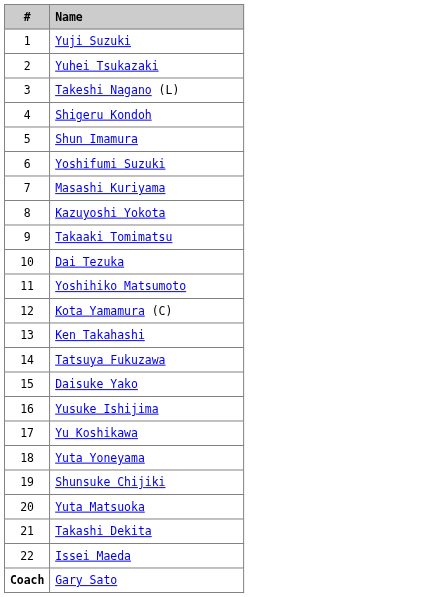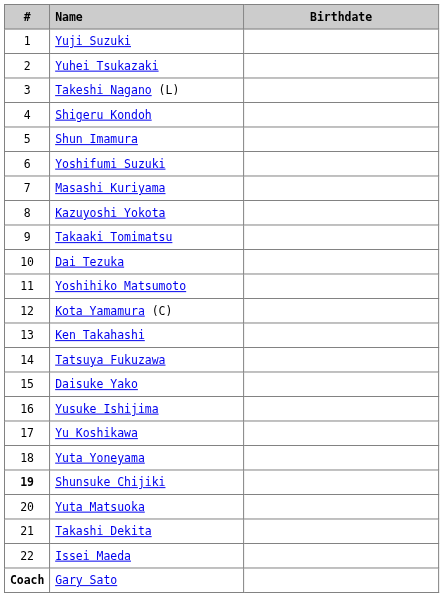+ column: (341, 17)
(27, 482) normal -> (27, 482) bold
